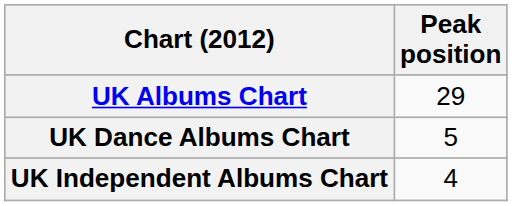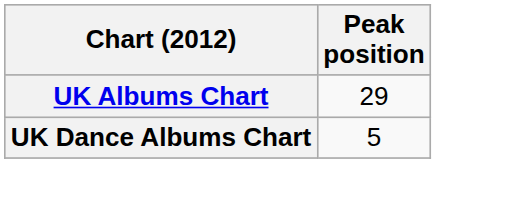- row: (199, 178)
